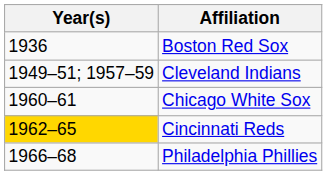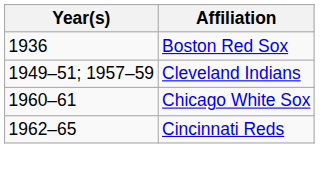(43, 128) gold background -> (43, 128) no background
- row: (240, 156)
